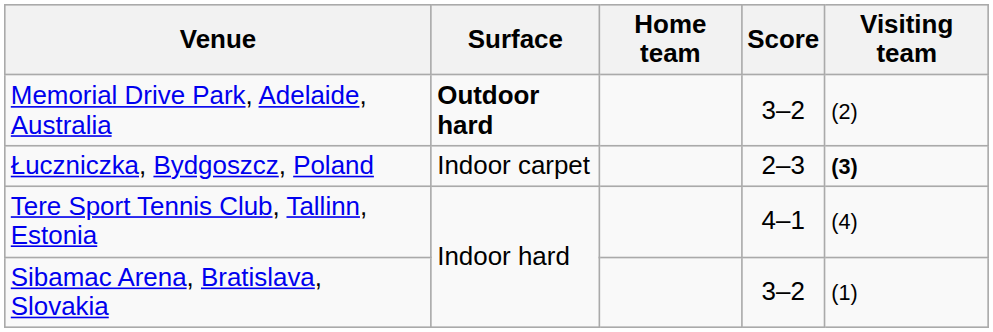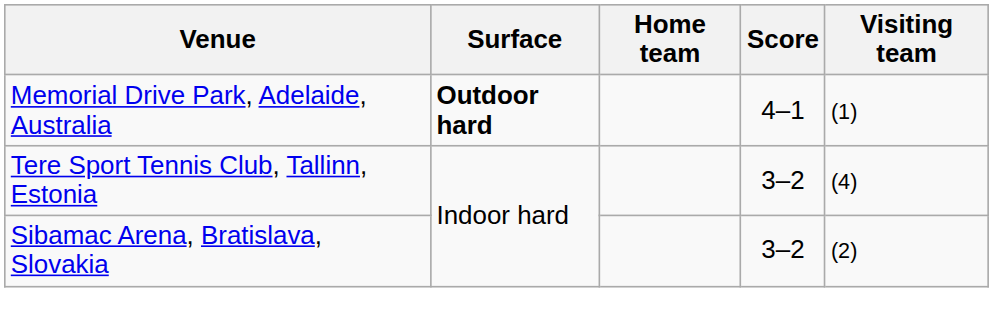(783, 109) 3–2 -> (783, 109) 4–1
(844, 111) (2) -> (844, 111) (1)
- row: (192, 165)
(783, 221) 4–1 -> (783, 180) 3–2
(844, 293) (1) -> (844, 252) (2)
